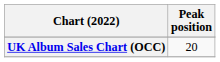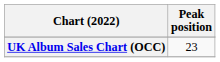(191, 47) 20 -> (191, 47) 23
